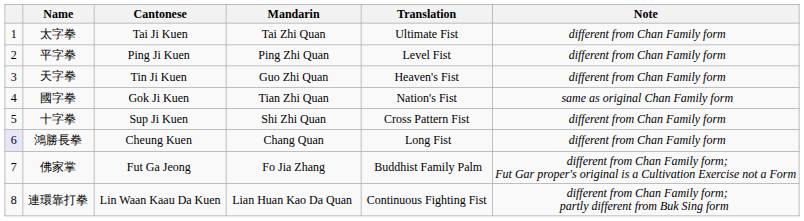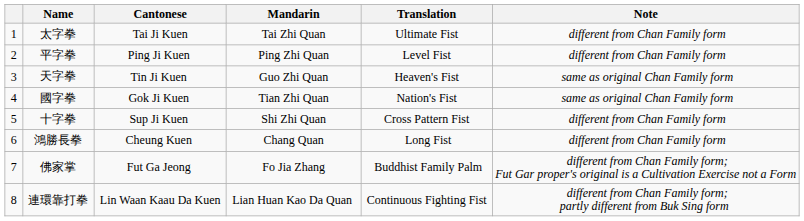(646, 76) different from Chan Family form -> (646, 76) same as original Chan Family form
(14, 140) lavender background -> (14, 140) no background
